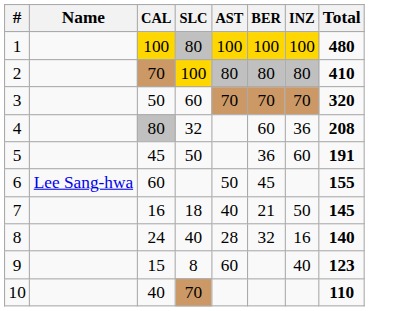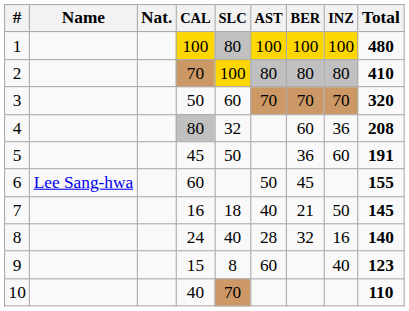+ column: (157, 18)
